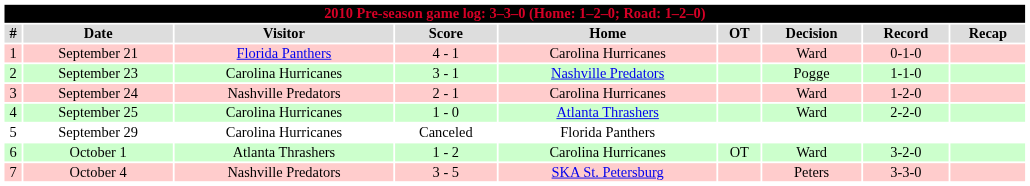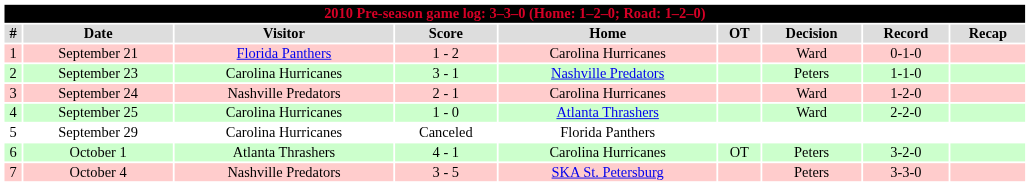(446, 53) 4 - 1 -> (446, 53) 1 - 2
(812, 73) Pogge -> (812, 73) Peters
(446, 152) 1 - 2 -> (446, 152) 4 - 1
(812, 152) Ward -> (812, 152) Peters
